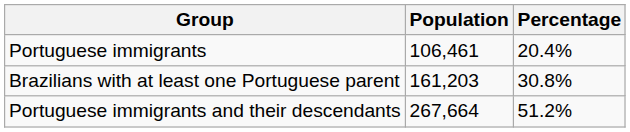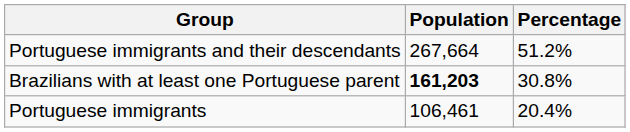rows swapped: (108, 50) <-> (205, 111)
(444, 80) normal -> (444, 80) bold
